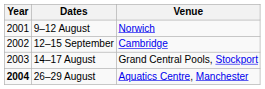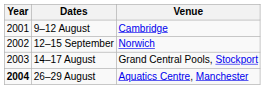(137, 28) Norwich -> (143, 28) Cambridge
(143, 44) Cambridge -> (137, 44) Norwich
